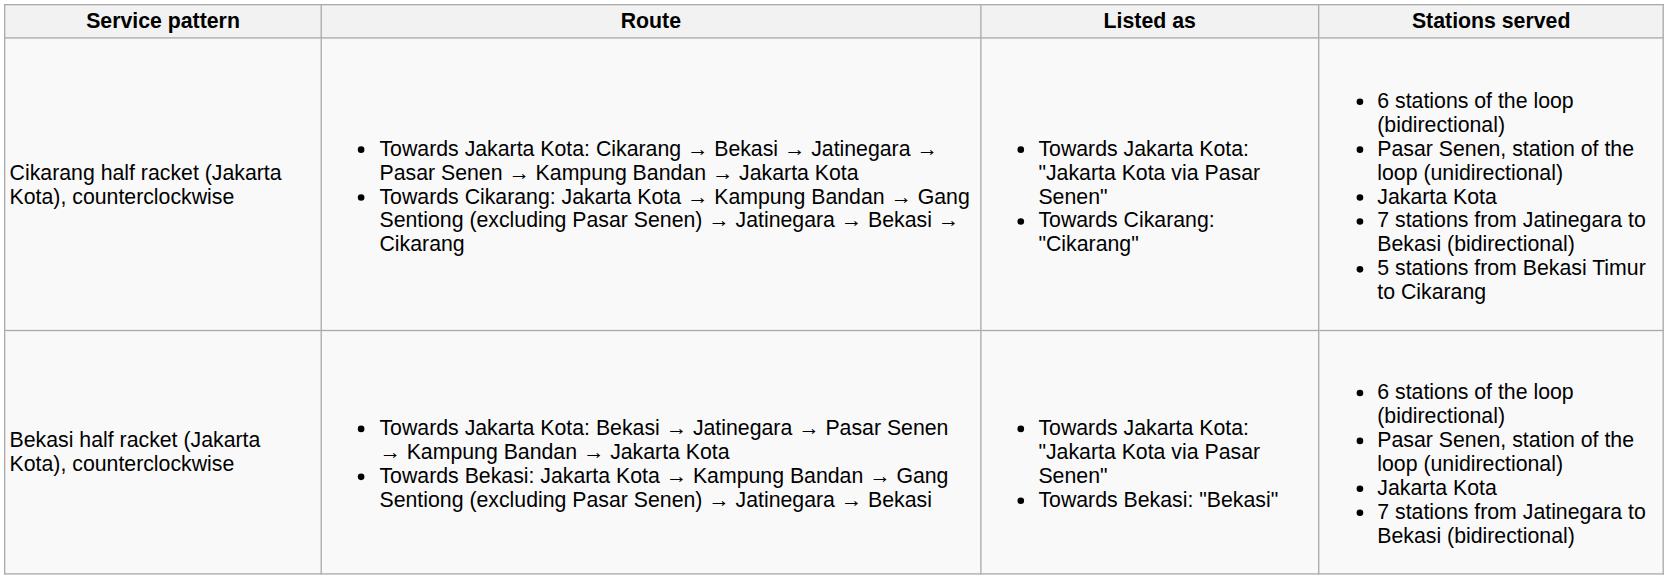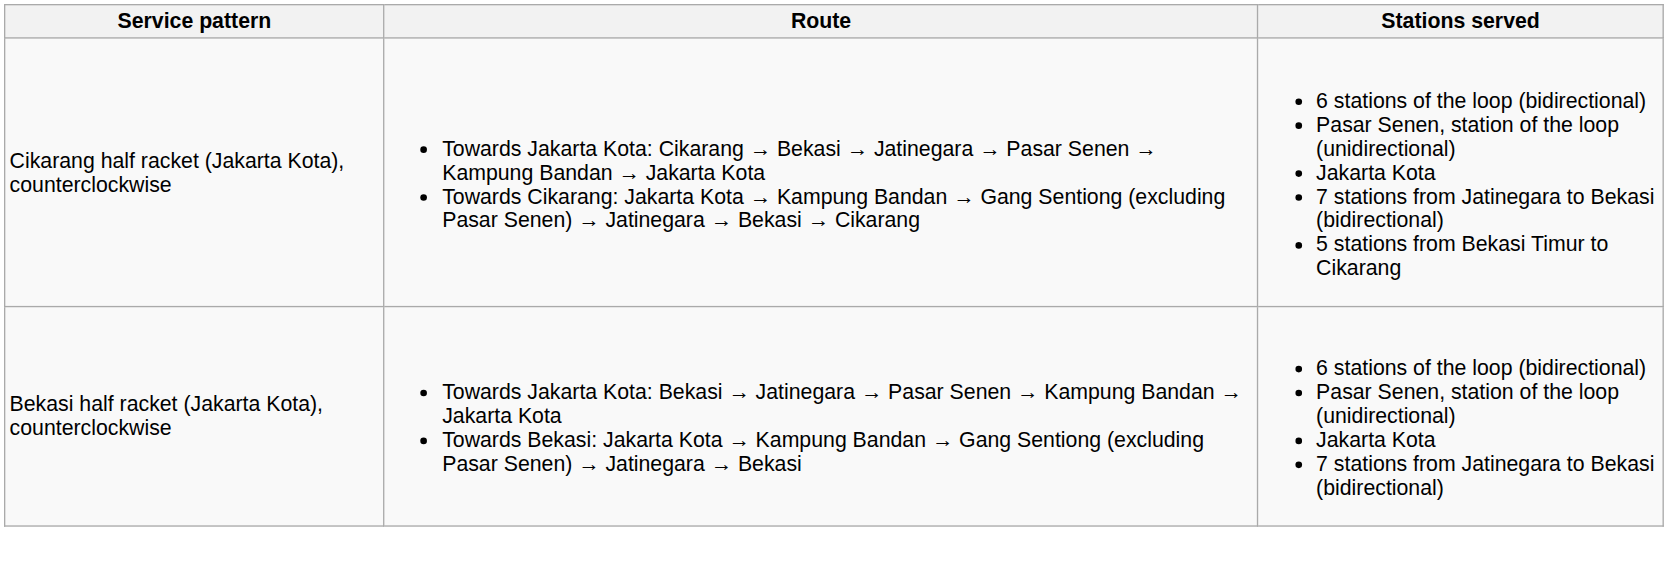- column: (1150, 21)
